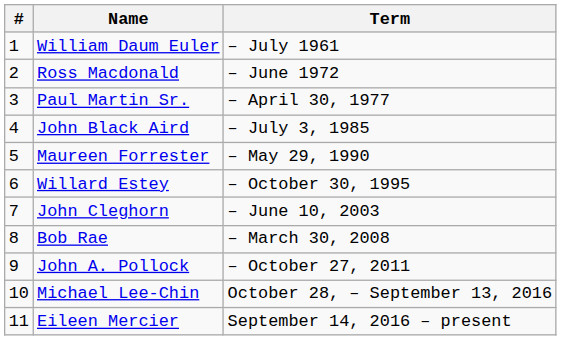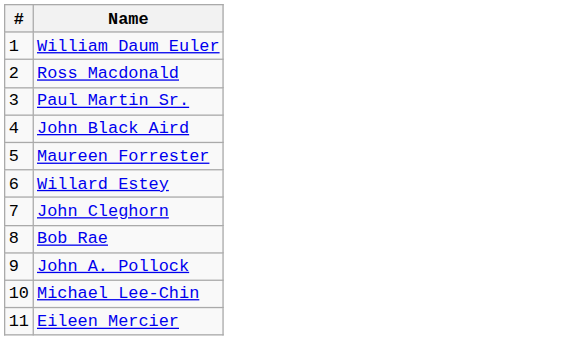- column: (390, 18)
